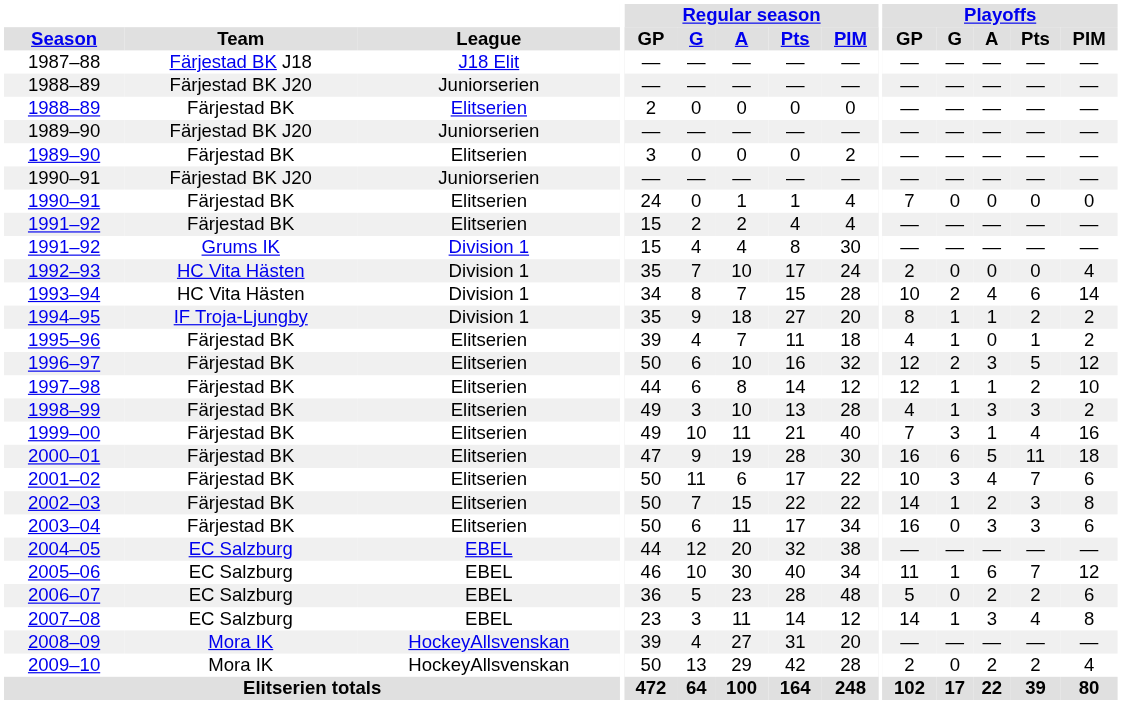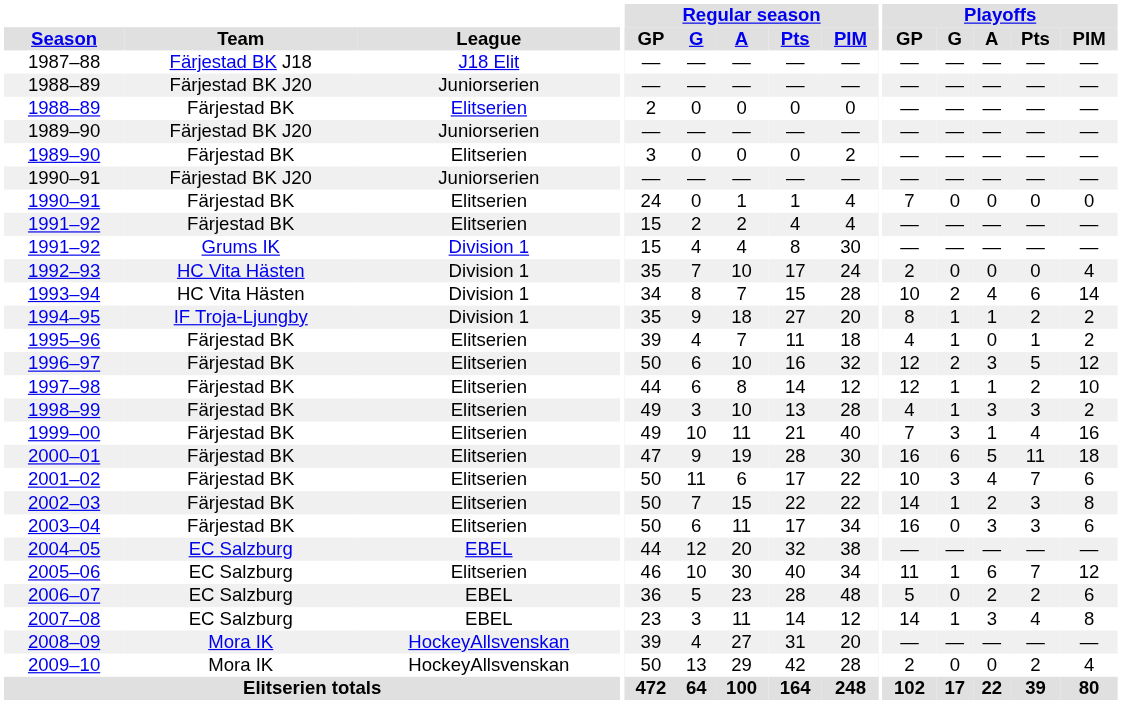(489, 572) EBEL -> (489, 572) Elitserien
(992, 665) 2 -> (992, 665) 0
